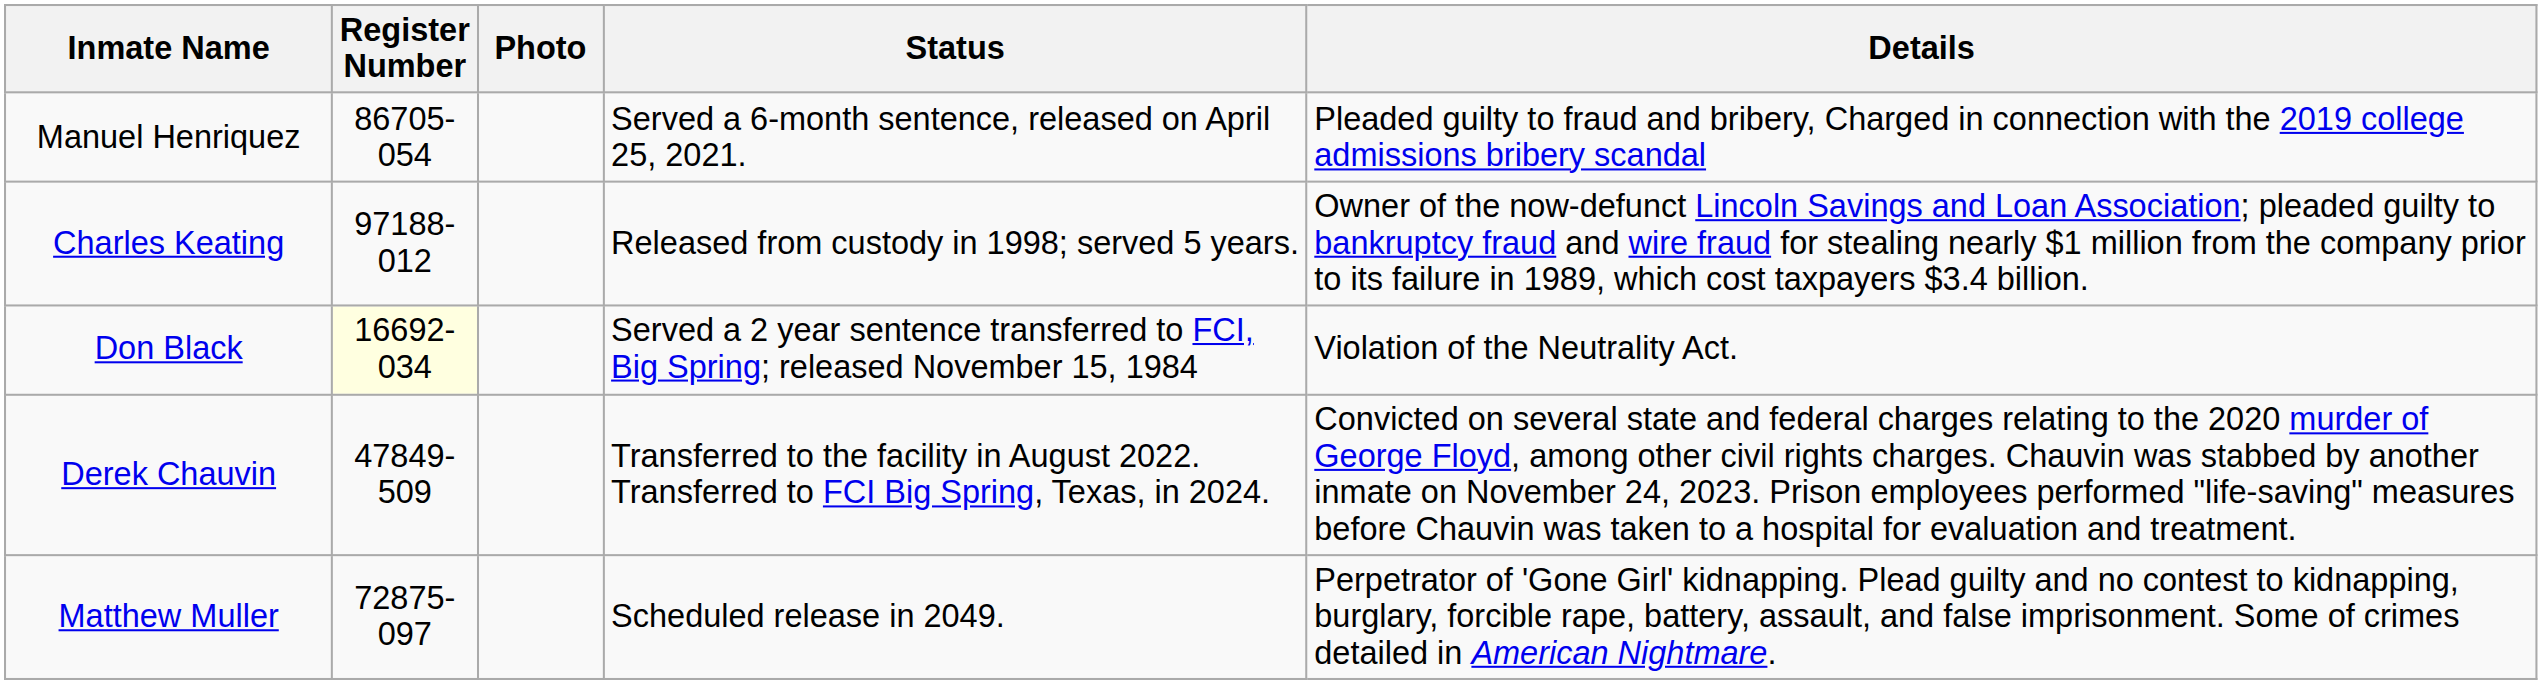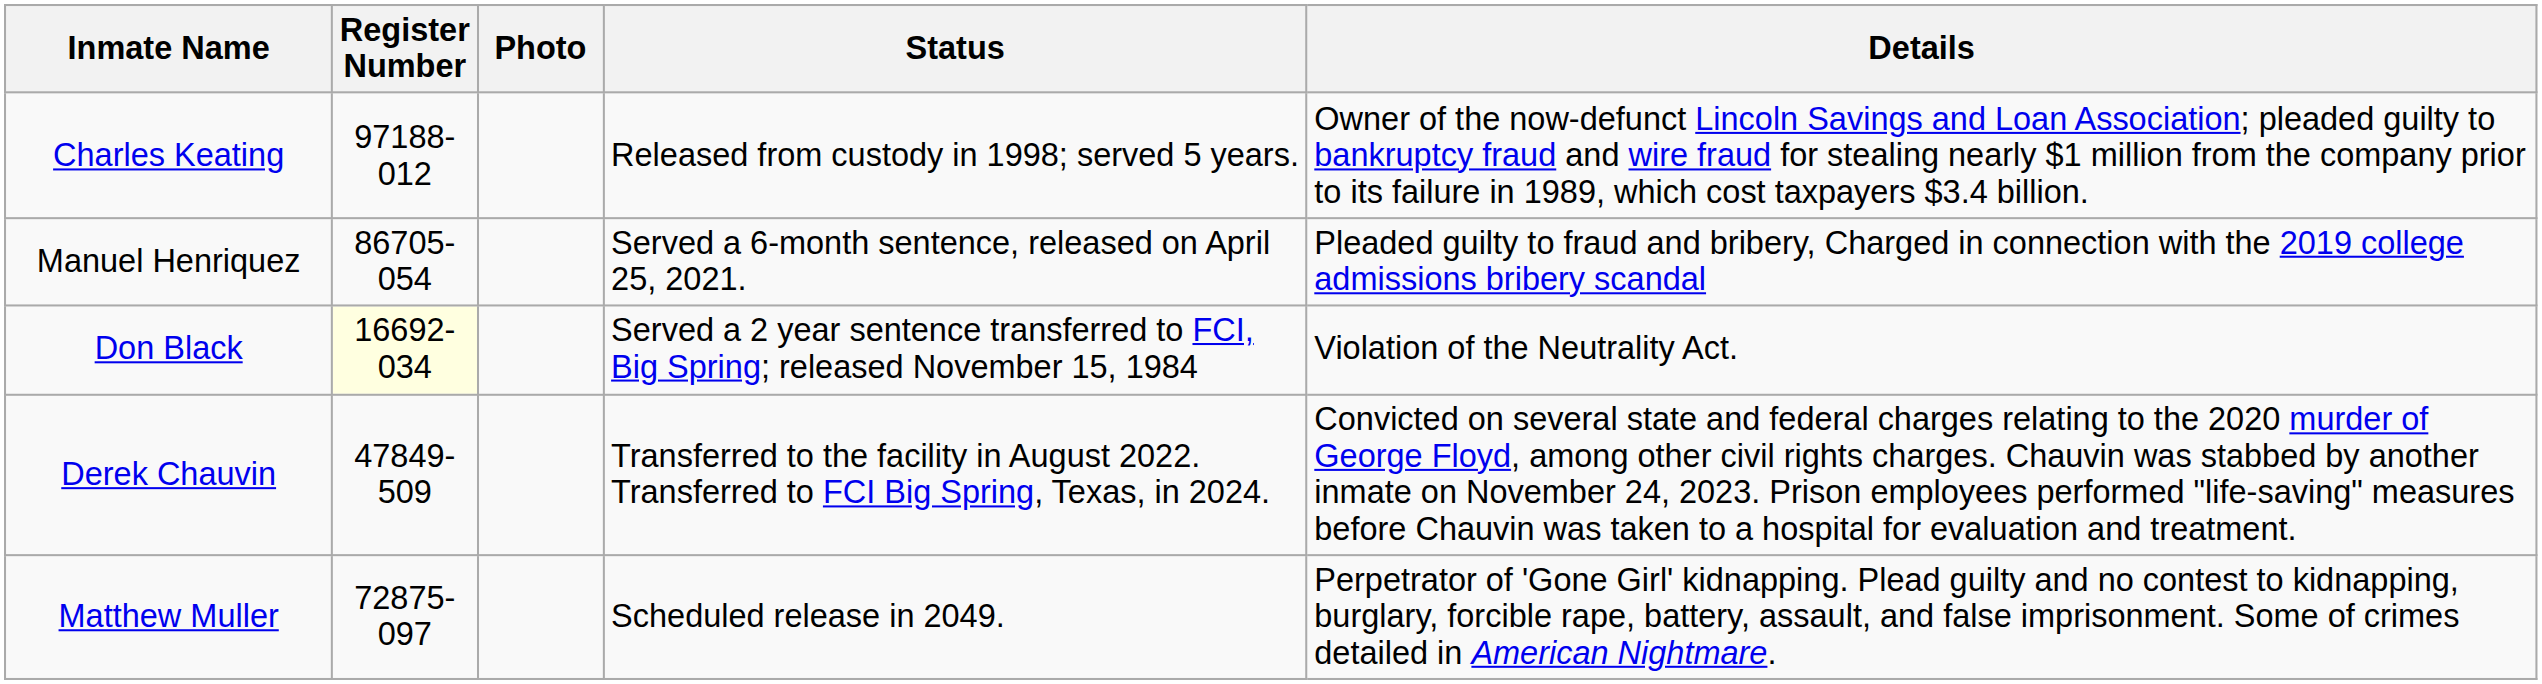rows swapped: (169, 242) <-> (169, 136)
